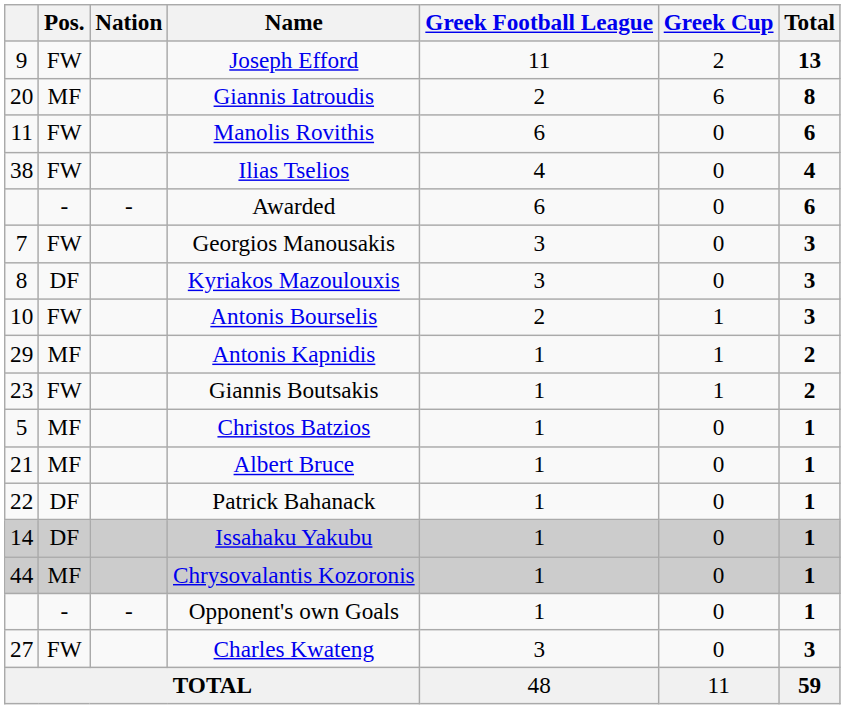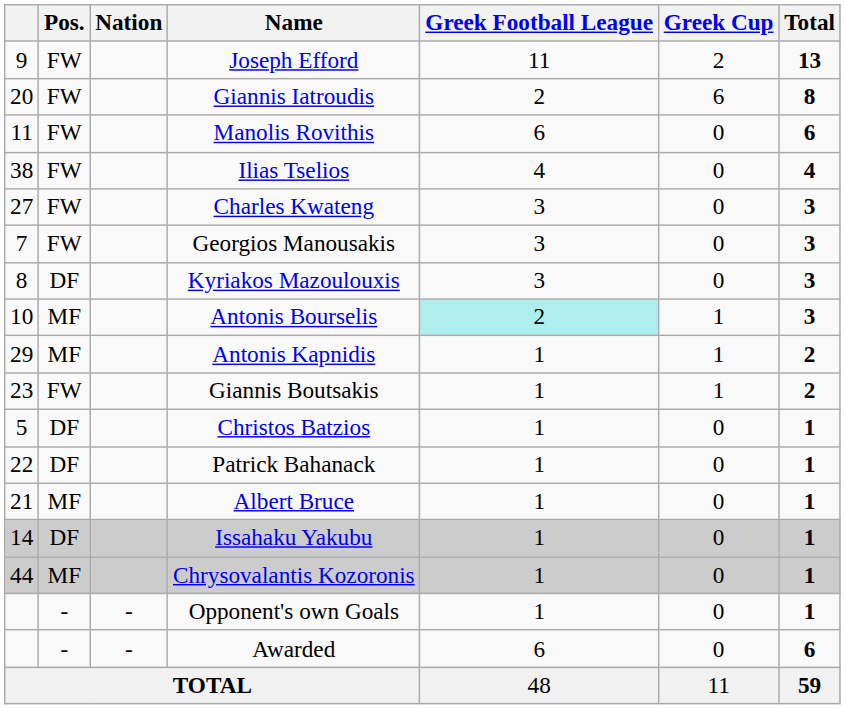(64, 96) MF -> (64, 96) FW
rows swapped: (294, 648) <-> (294, 206)
(64, 317) FW -> (64, 317) MF
(539, 317) no background -> (539, 317) paleturquoise background
(64, 427) MF -> (64, 427) DF
rows swapped: (294, 464) <-> (294, 501)
